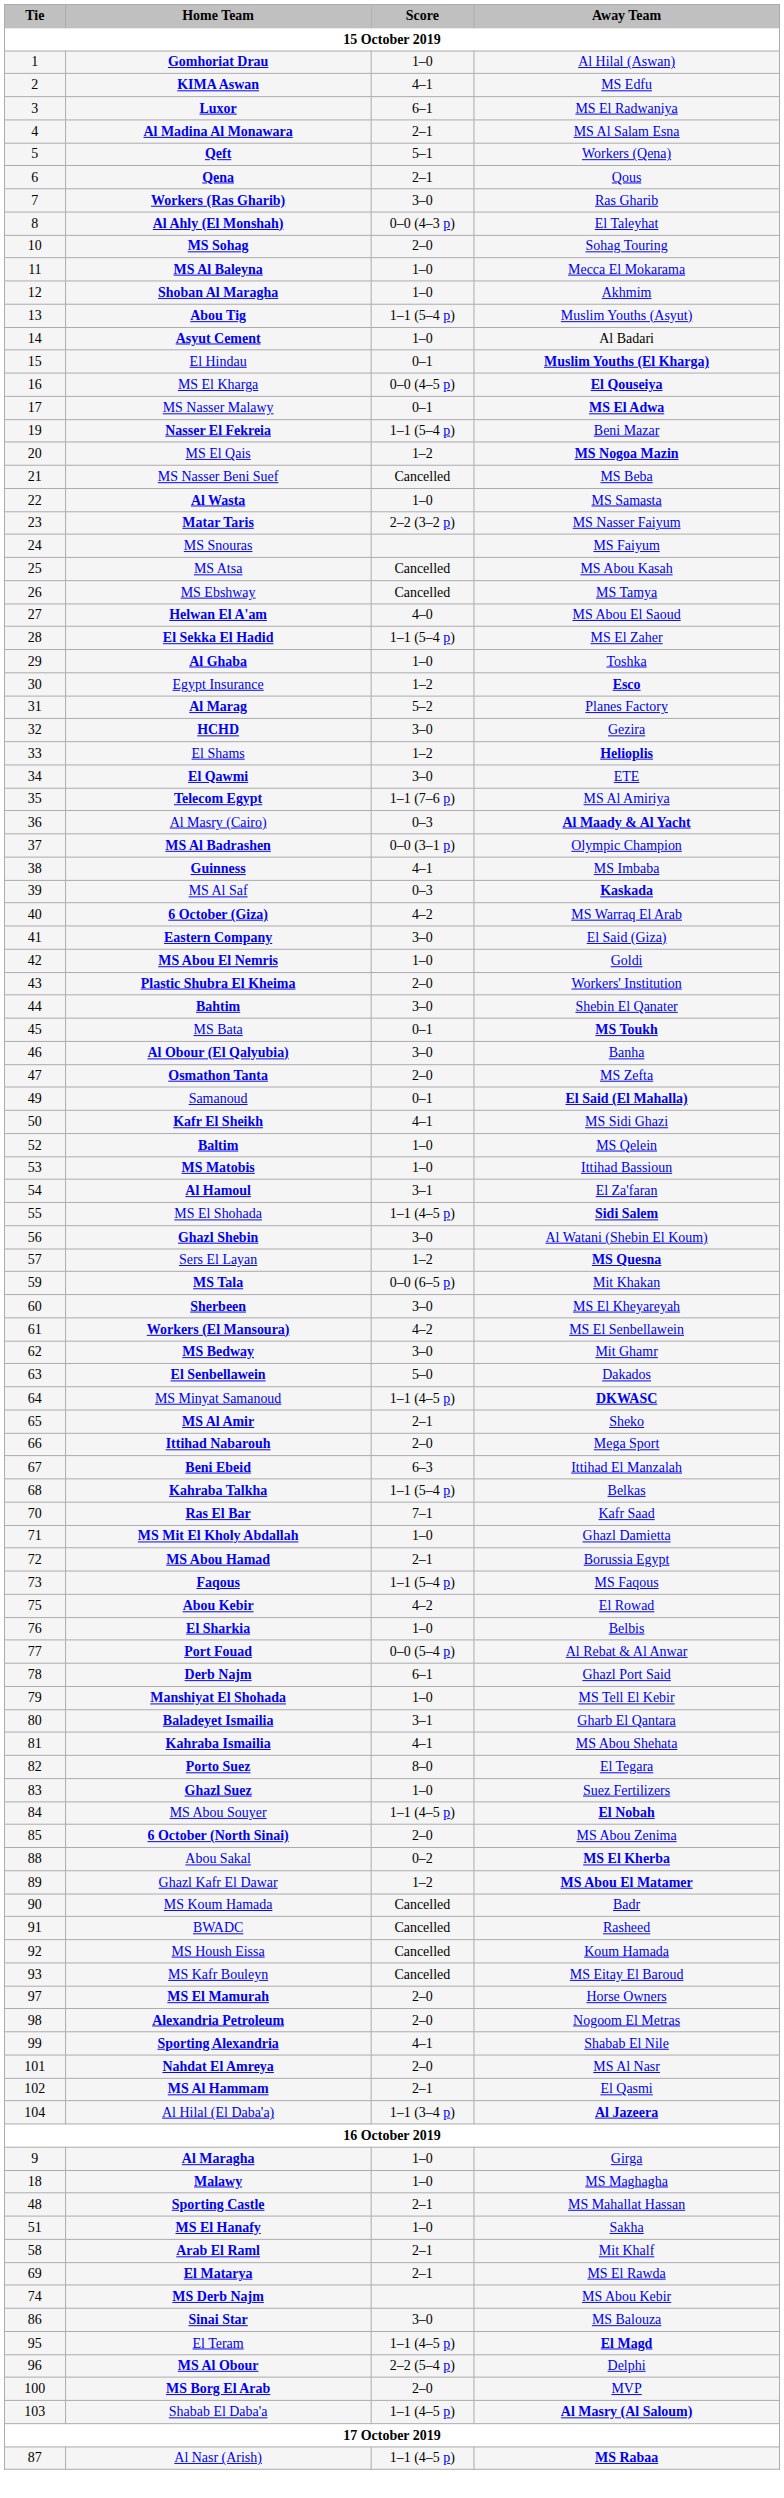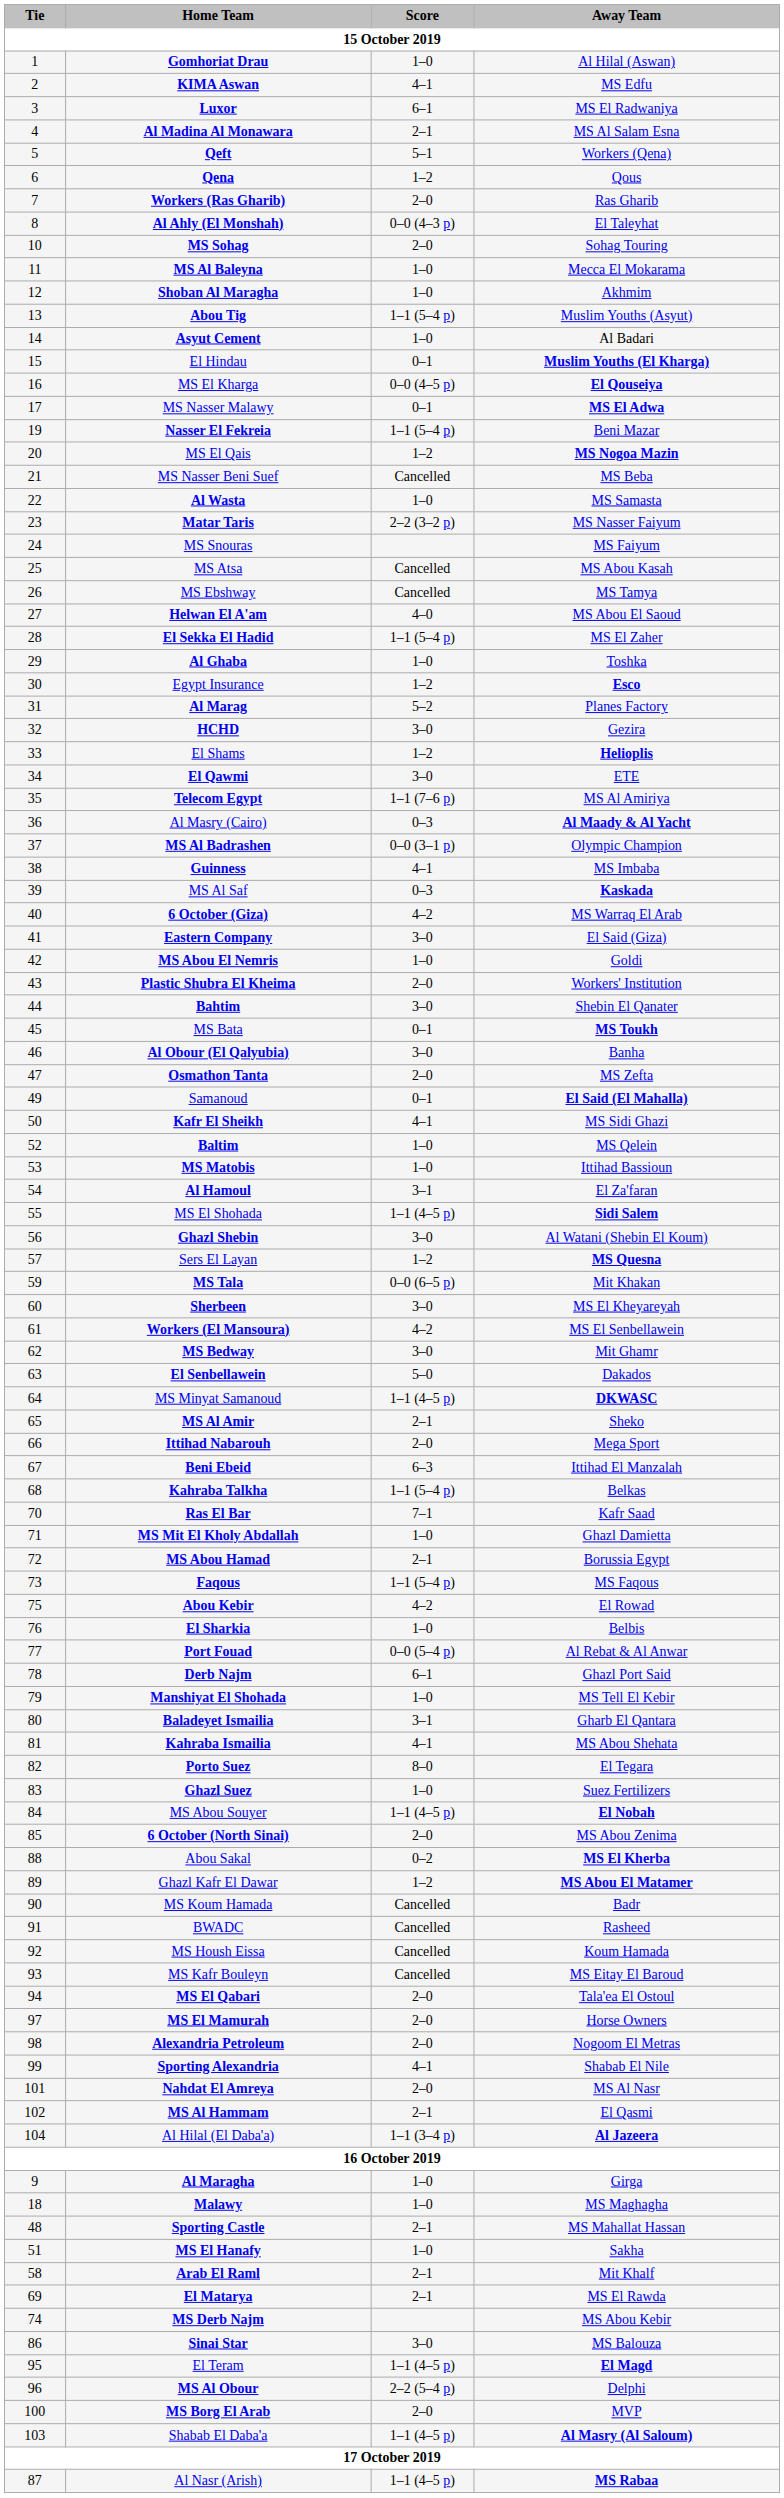(422, 177) 2–1 -> (422, 177) 1–2
(422, 200) 3–0 -> (422, 200) 2–0
+ row: (218, 1997)
